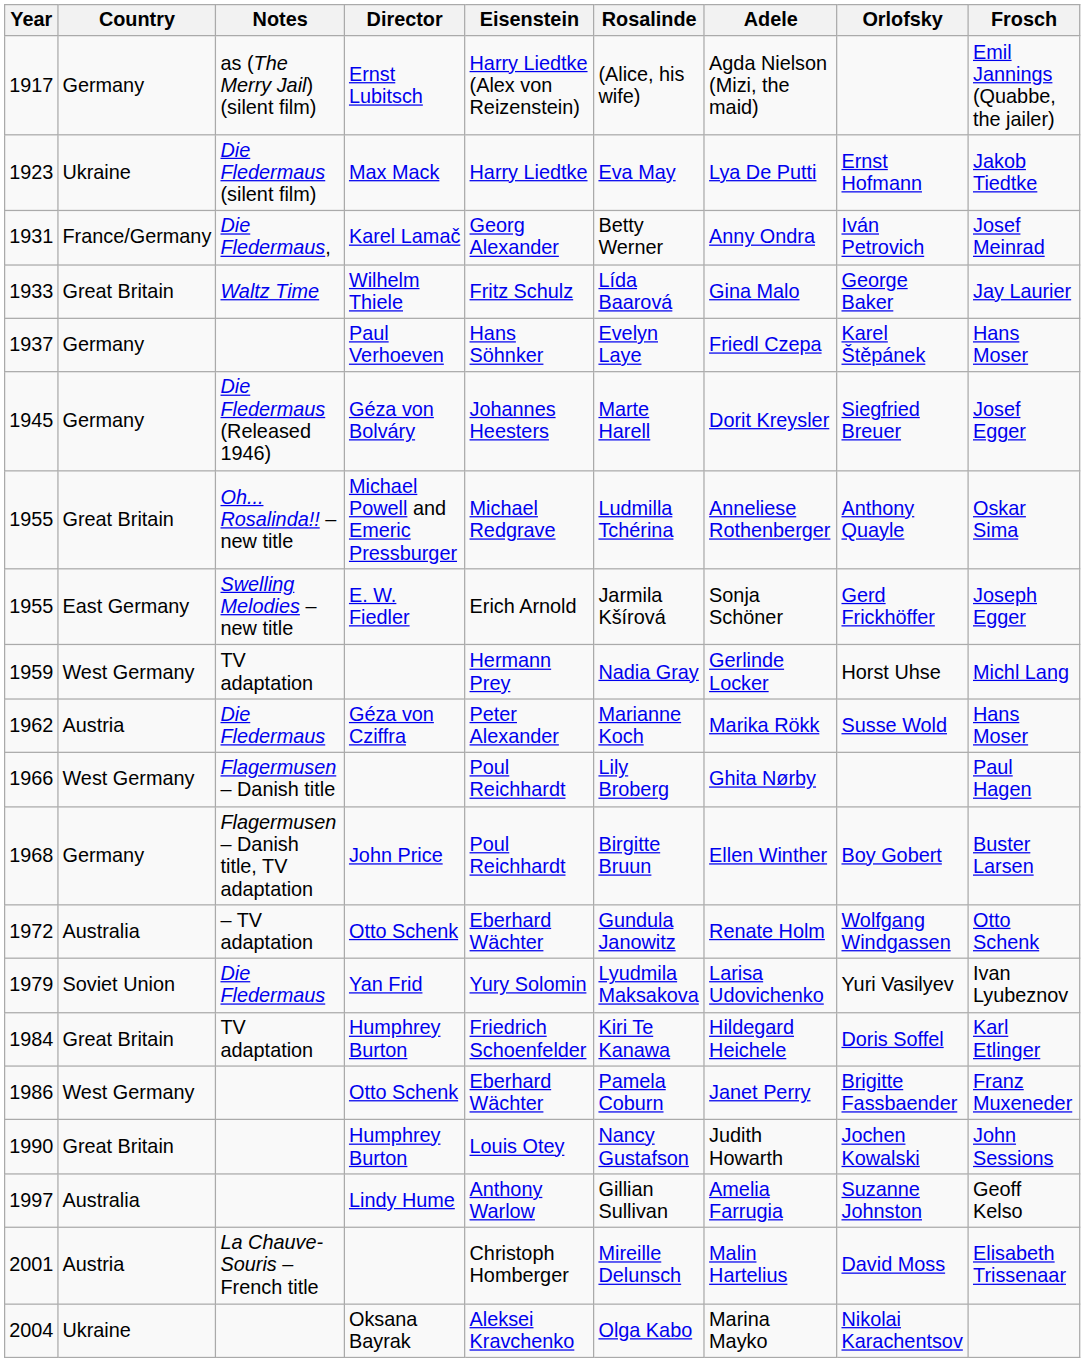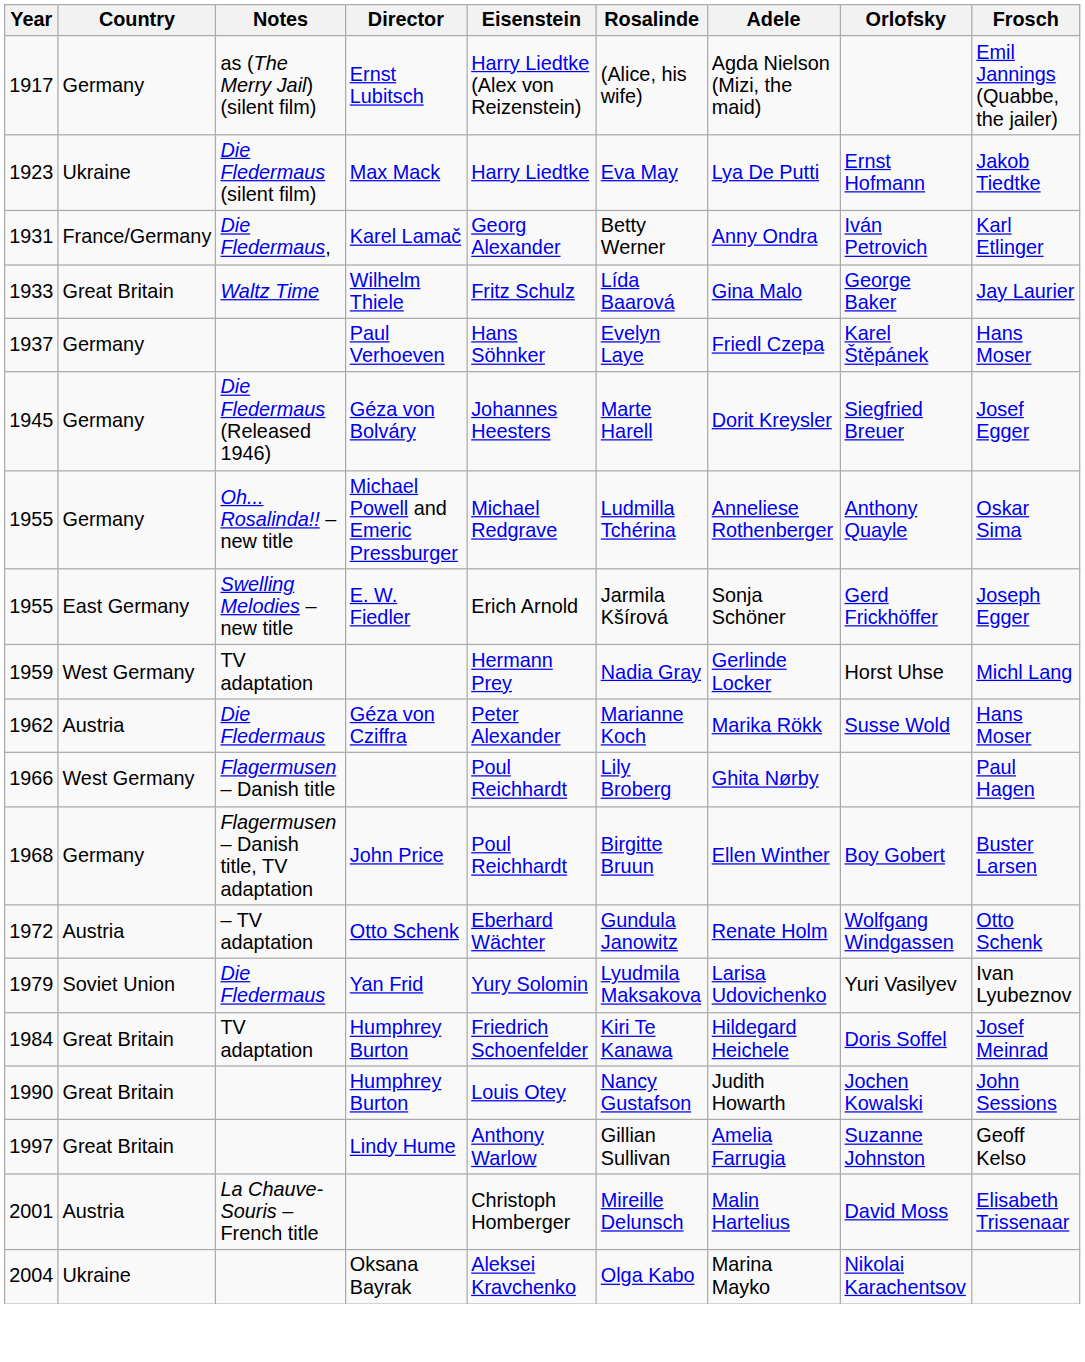(1009, 237) Josef Meinrad -> (1010, 237) Karl Etlinger
(118, 519) Great Britain -> (103, 519) Germany
(101, 931) Australia -> (93, 931) Austria
(1007, 1039) Karl Etlinger -> (1012, 1039) Josef Meinrad
- row: (31, 1092)
(101, 1200) Australia -> (118, 1146) Great Britain
